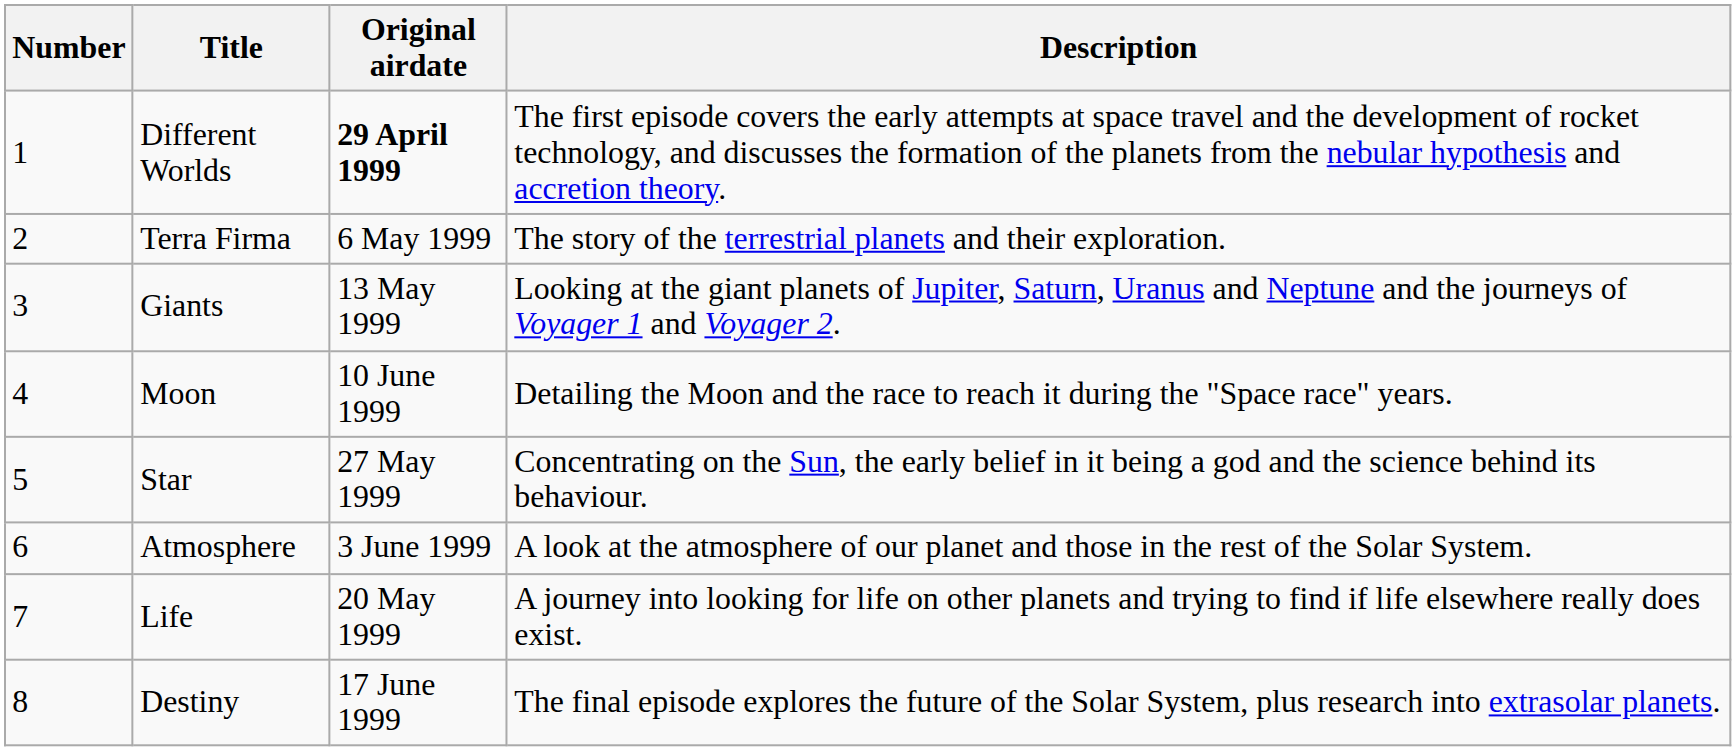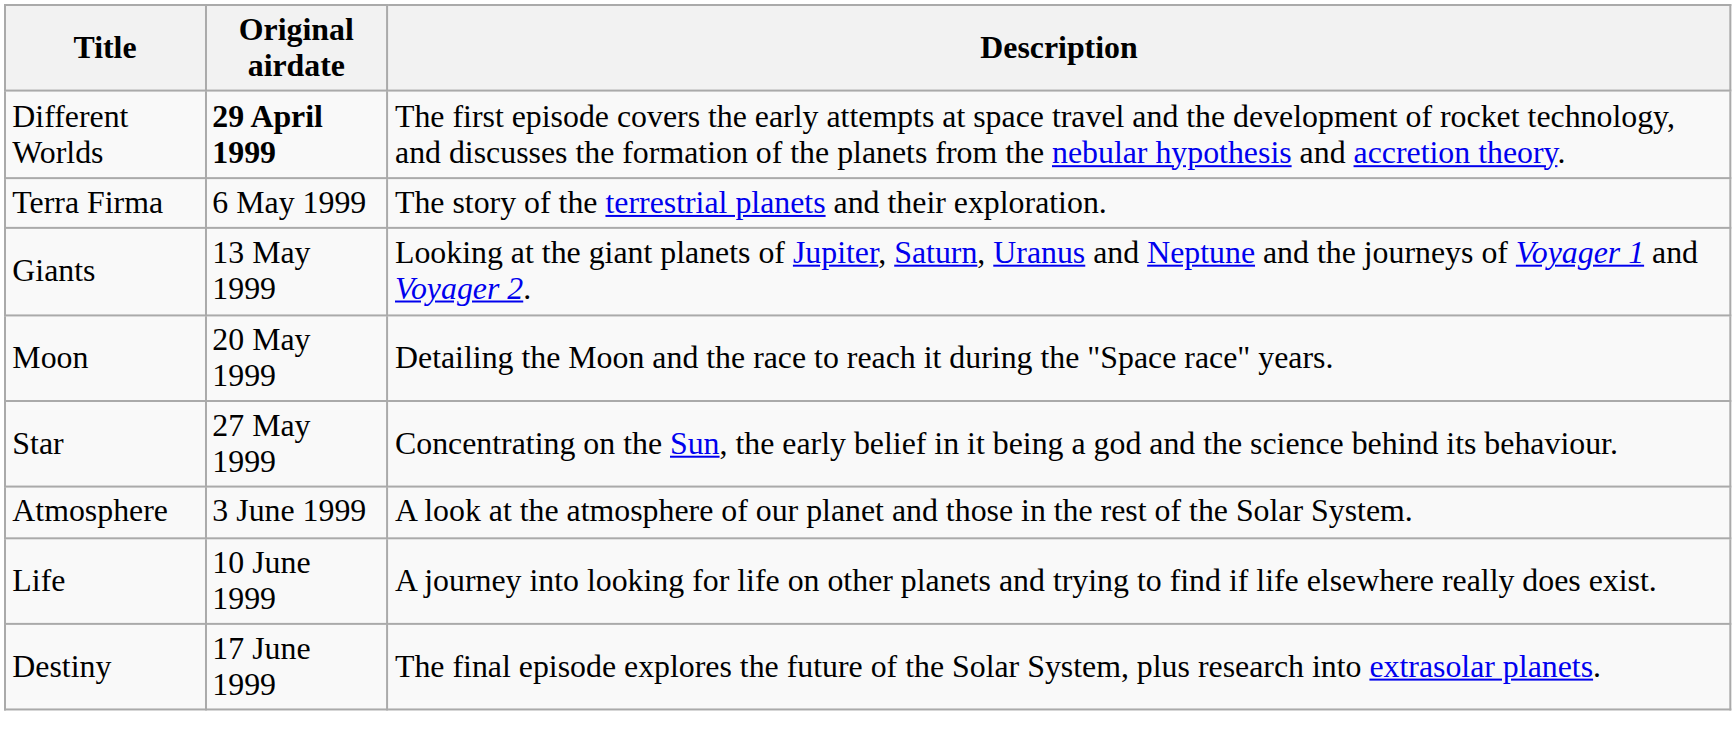- column: (69, 47)
(386, 392) 10 June 1999 -> (261, 357) 20 May 1999
(386, 616) 20 May 1999 -> (261, 580) 10 June 1999
